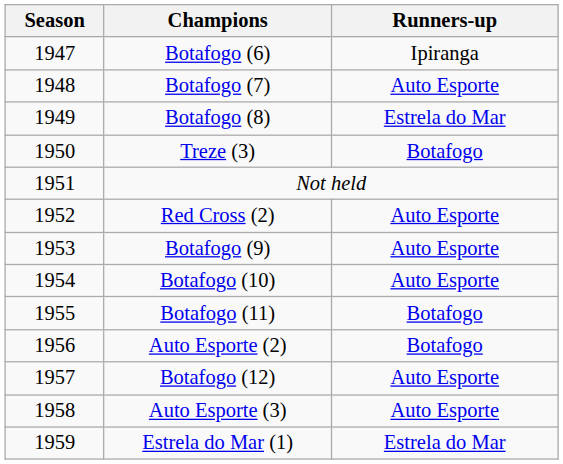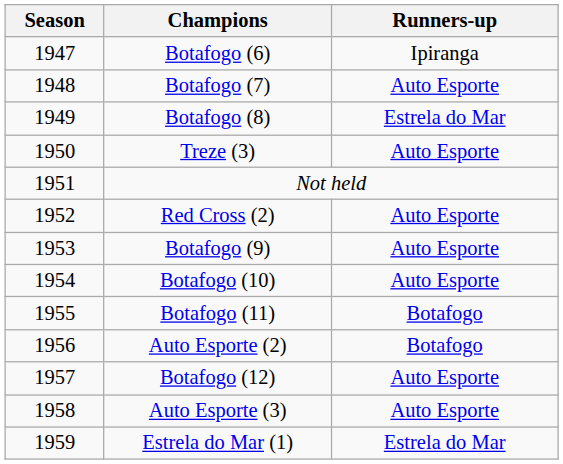(445, 150) Botafogo -> (445, 150) Auto Esporte
